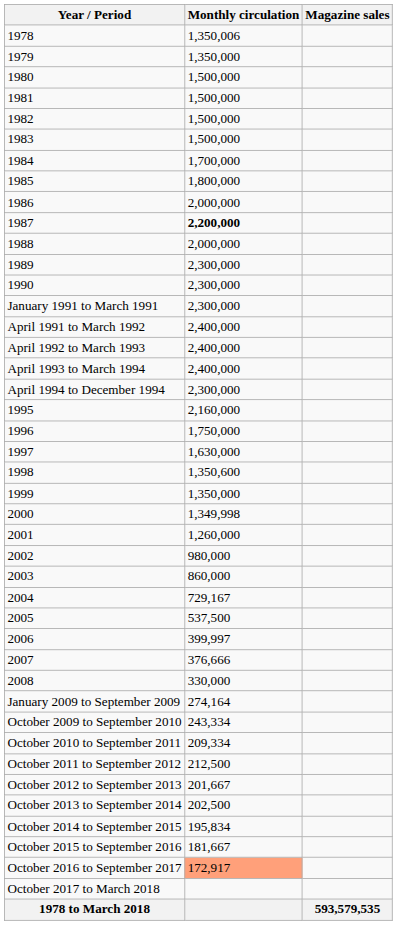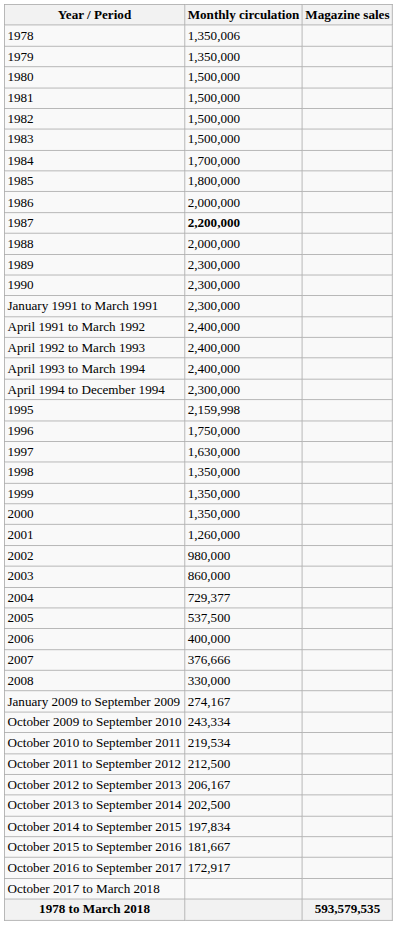(214, 410) 2,160,000 -> (214, 410) 2,159,998
(214, 472) 1,350,600 -> (214, 472) 1,350,000
(214, 514) 1,349,998 -> (214, 514) 1,350,000
(209, 597) 729,167 -> (209, 597) 729,377
(209, 639) 399,997 -> (209, 639) 400,000
(209, 701) 274,164 -> (209, 701) 274,167
(209, 743) 209,334 -> (209, 743) 219,534
(209, 784) 201,667 -> (209, 784) 206,167
(209, 826) 195,834 -> (209, 826) 197,834
(209, 868) lightsalmon background -> (209, 868) no background
